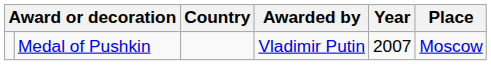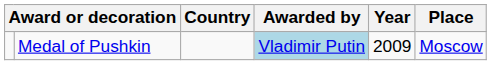(312, 45) no background -> (312, 45) lightblue background
(392, 45) 2007 -> (392, 45) 2009
